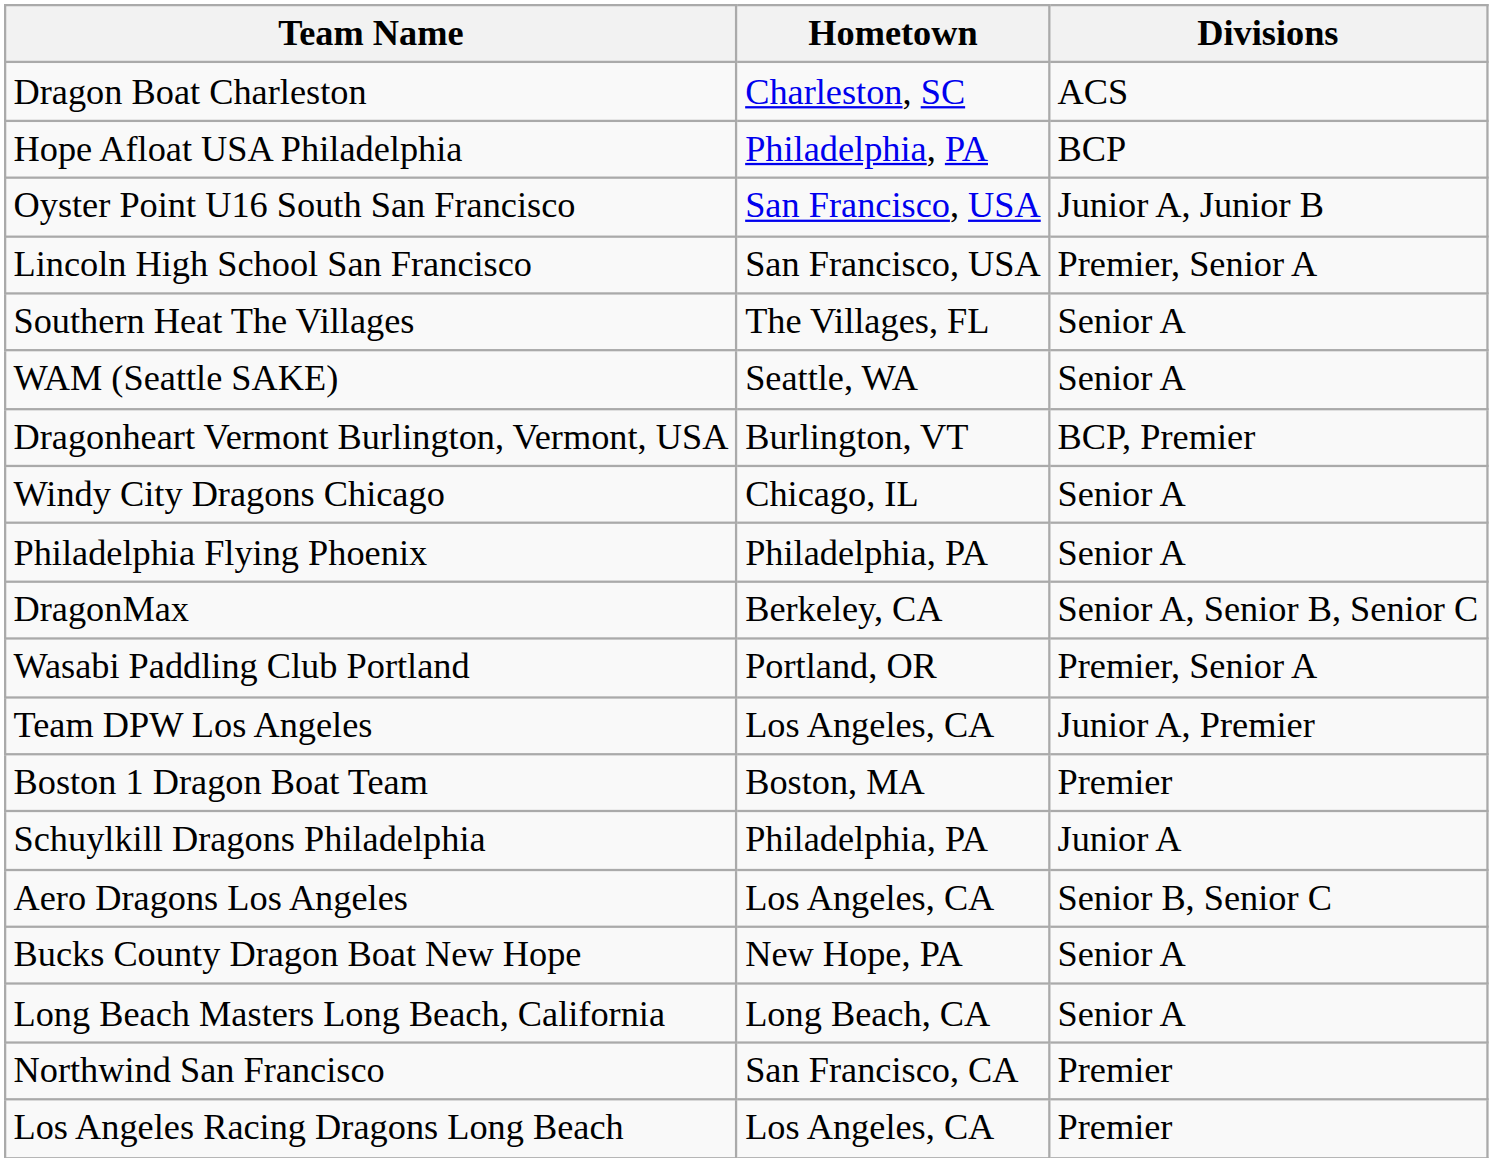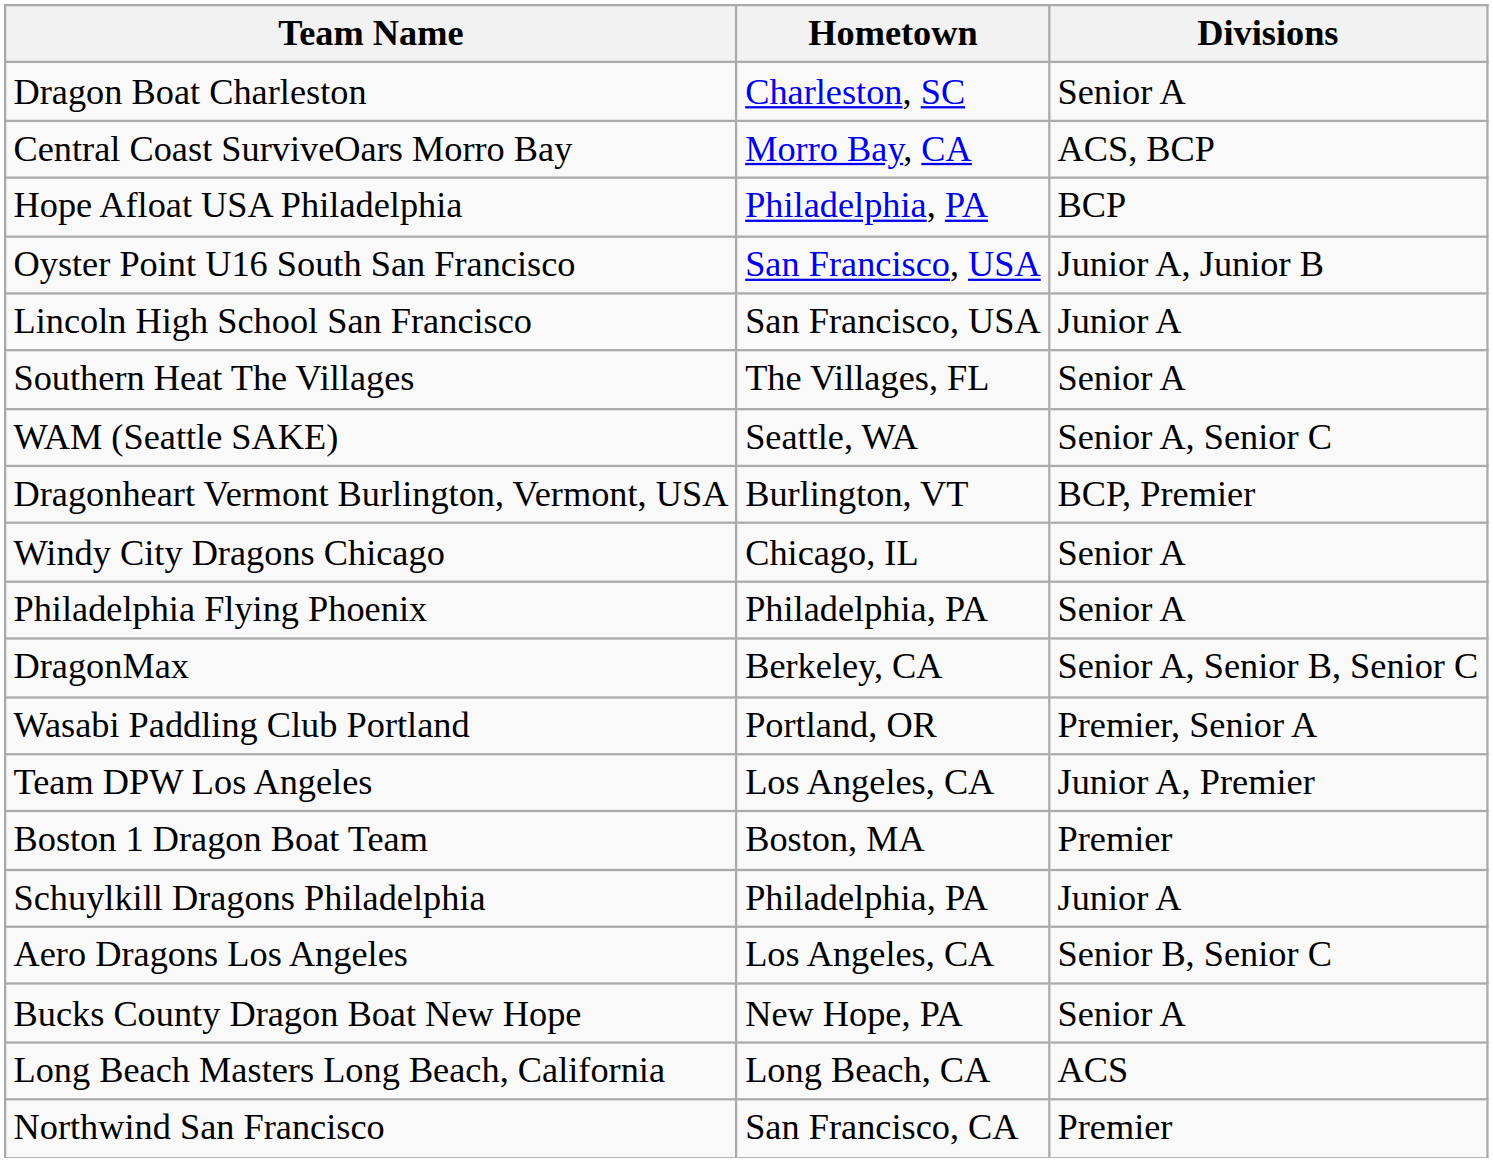(1093, 90) ACS -> (1122, 90) Senior A
+ row: (293, 148)
(1187, 263) Premier, Senior A -> (1120, 321) Junior A
(1122, 378) Senior A -> (1195, 436) Senior A, Senior C
(1122, 1012) Senior A -> (1093, 1070) ACS
- row: (319, 1127)
